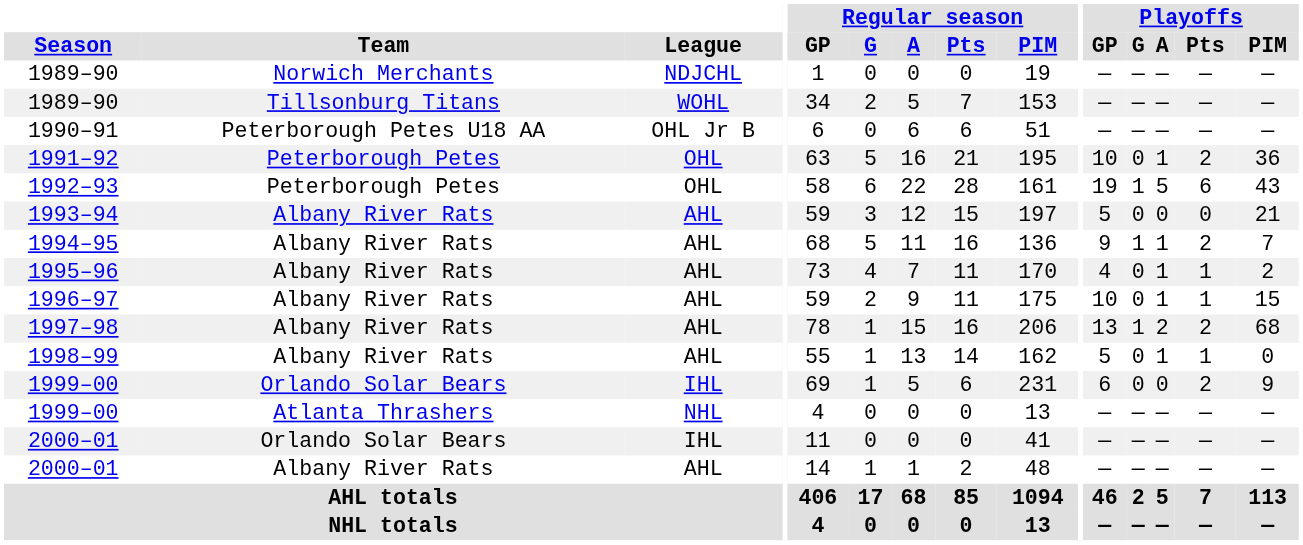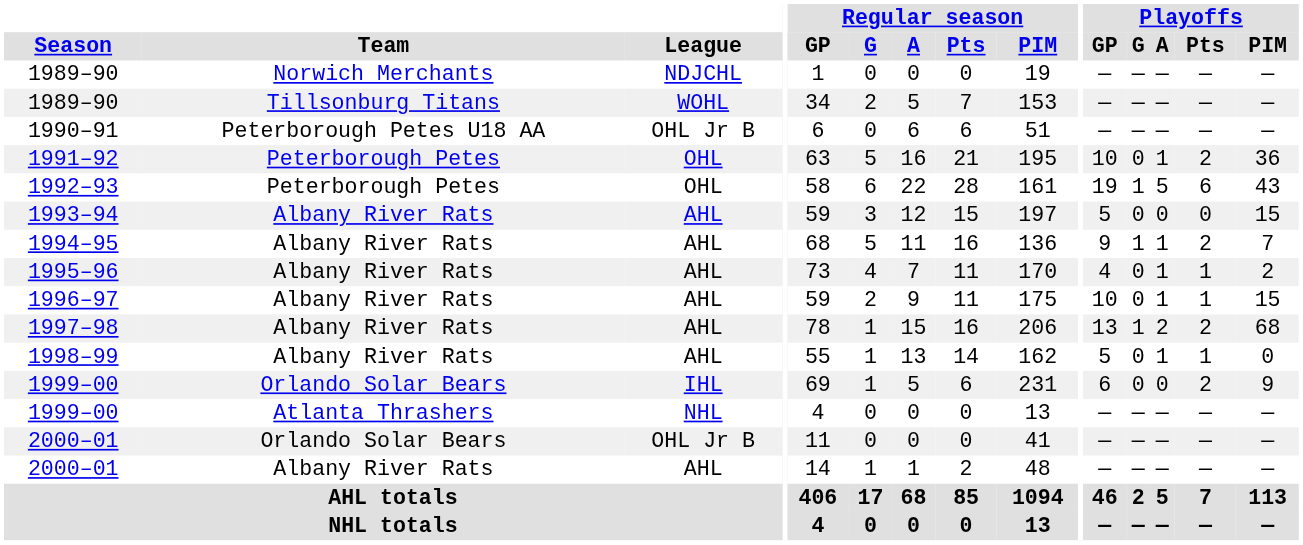(1268, 216) 21 -> (1268, 216) 15
(703, 441) IHL -> (703, 441) OHL Jr B
